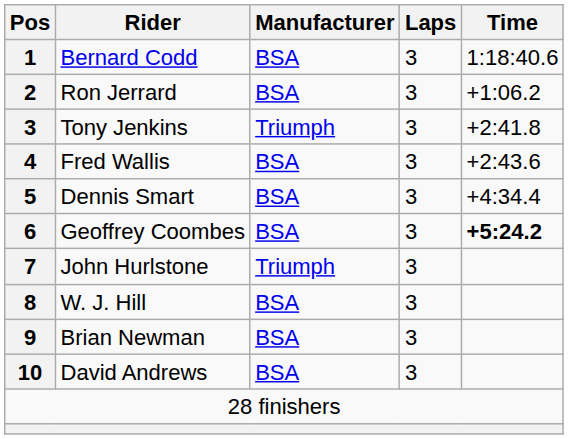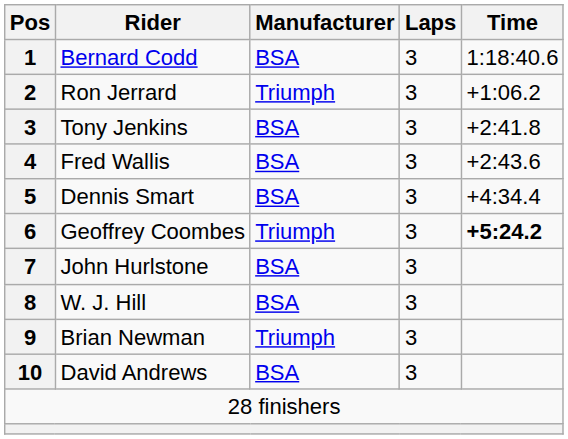(277, 92) BSA -> (295, 92) Triumph
(295, 127) Triumph -> (277, 127) BSA
(277, 232) BSA -> (295, 232) Triumph
(295, 267) Triumph -> (277, 267) BSA
(277, 336) BSA -> (295, 336) Triumph
